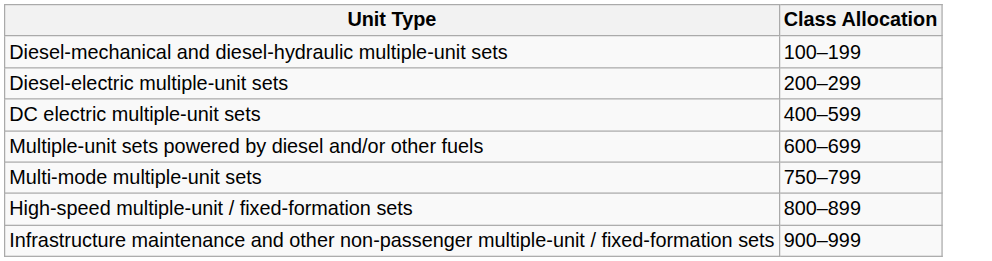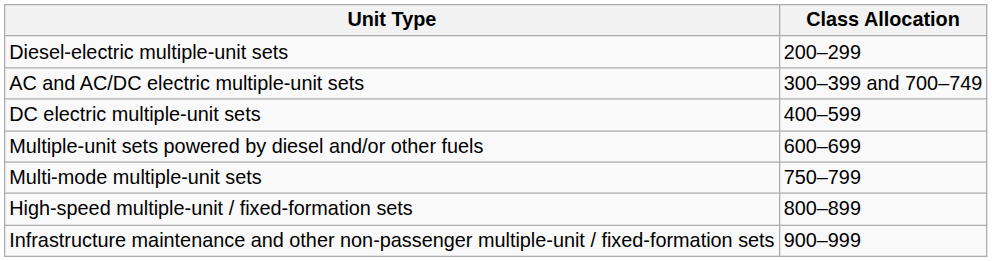- row: (258, 51)
+ row: (187, 83)
